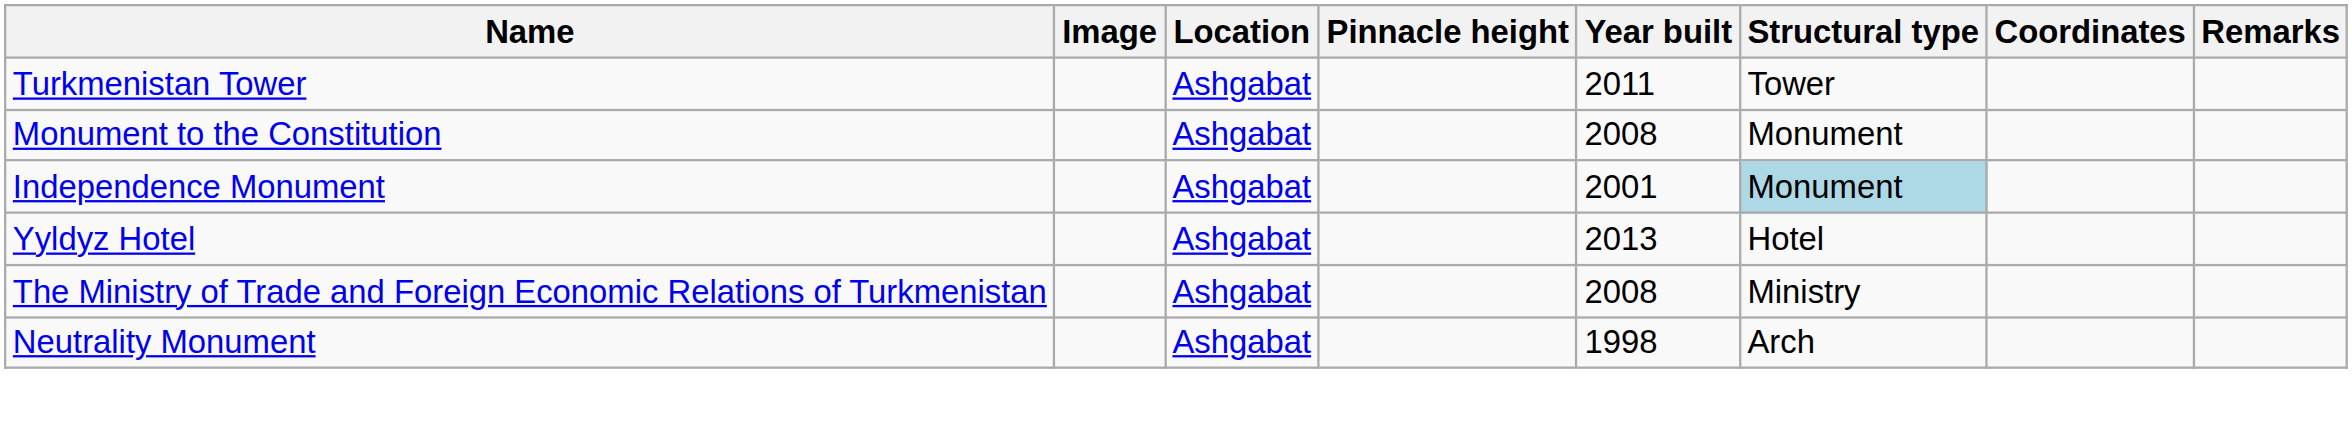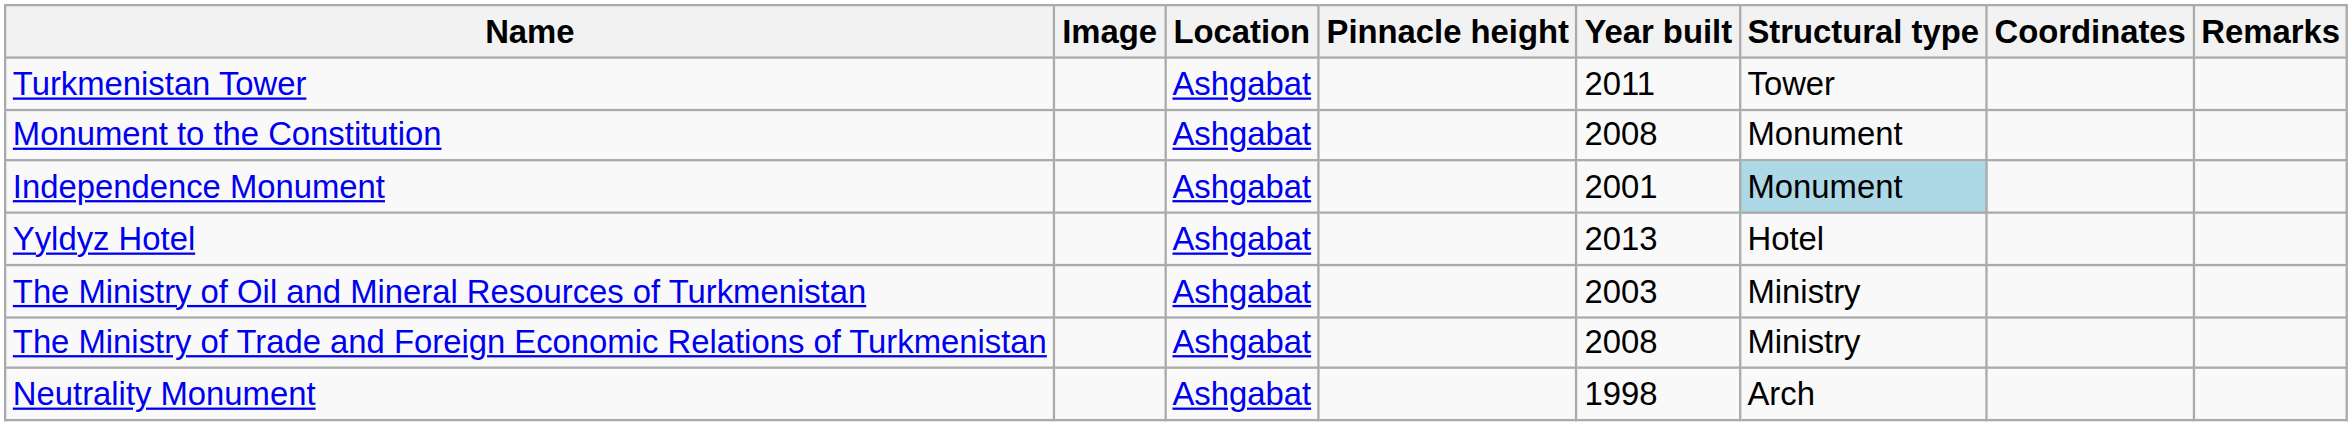+ row: (440, 291)
